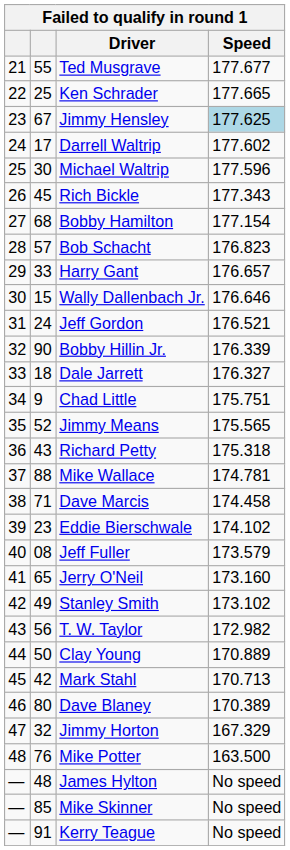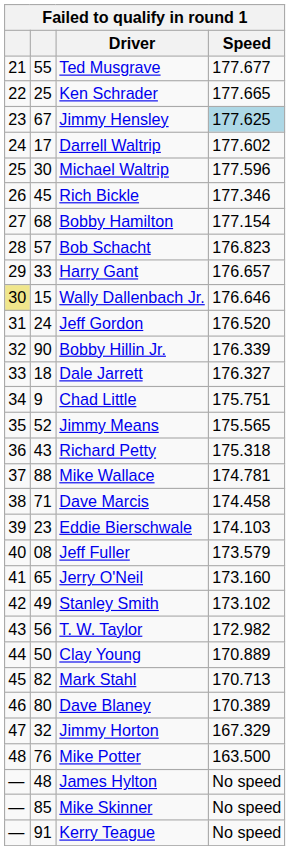(241, 196) 177.343 -> (241, 196) 177.346
(17, 298) no background -> (17, 298) khaki background
(241, 323) 176.521 -> (241, 323) 176.520
(241, 527) 174.102 -> (241, 527) 174.103
(43, 680) 42 -> (43, 680) 82
